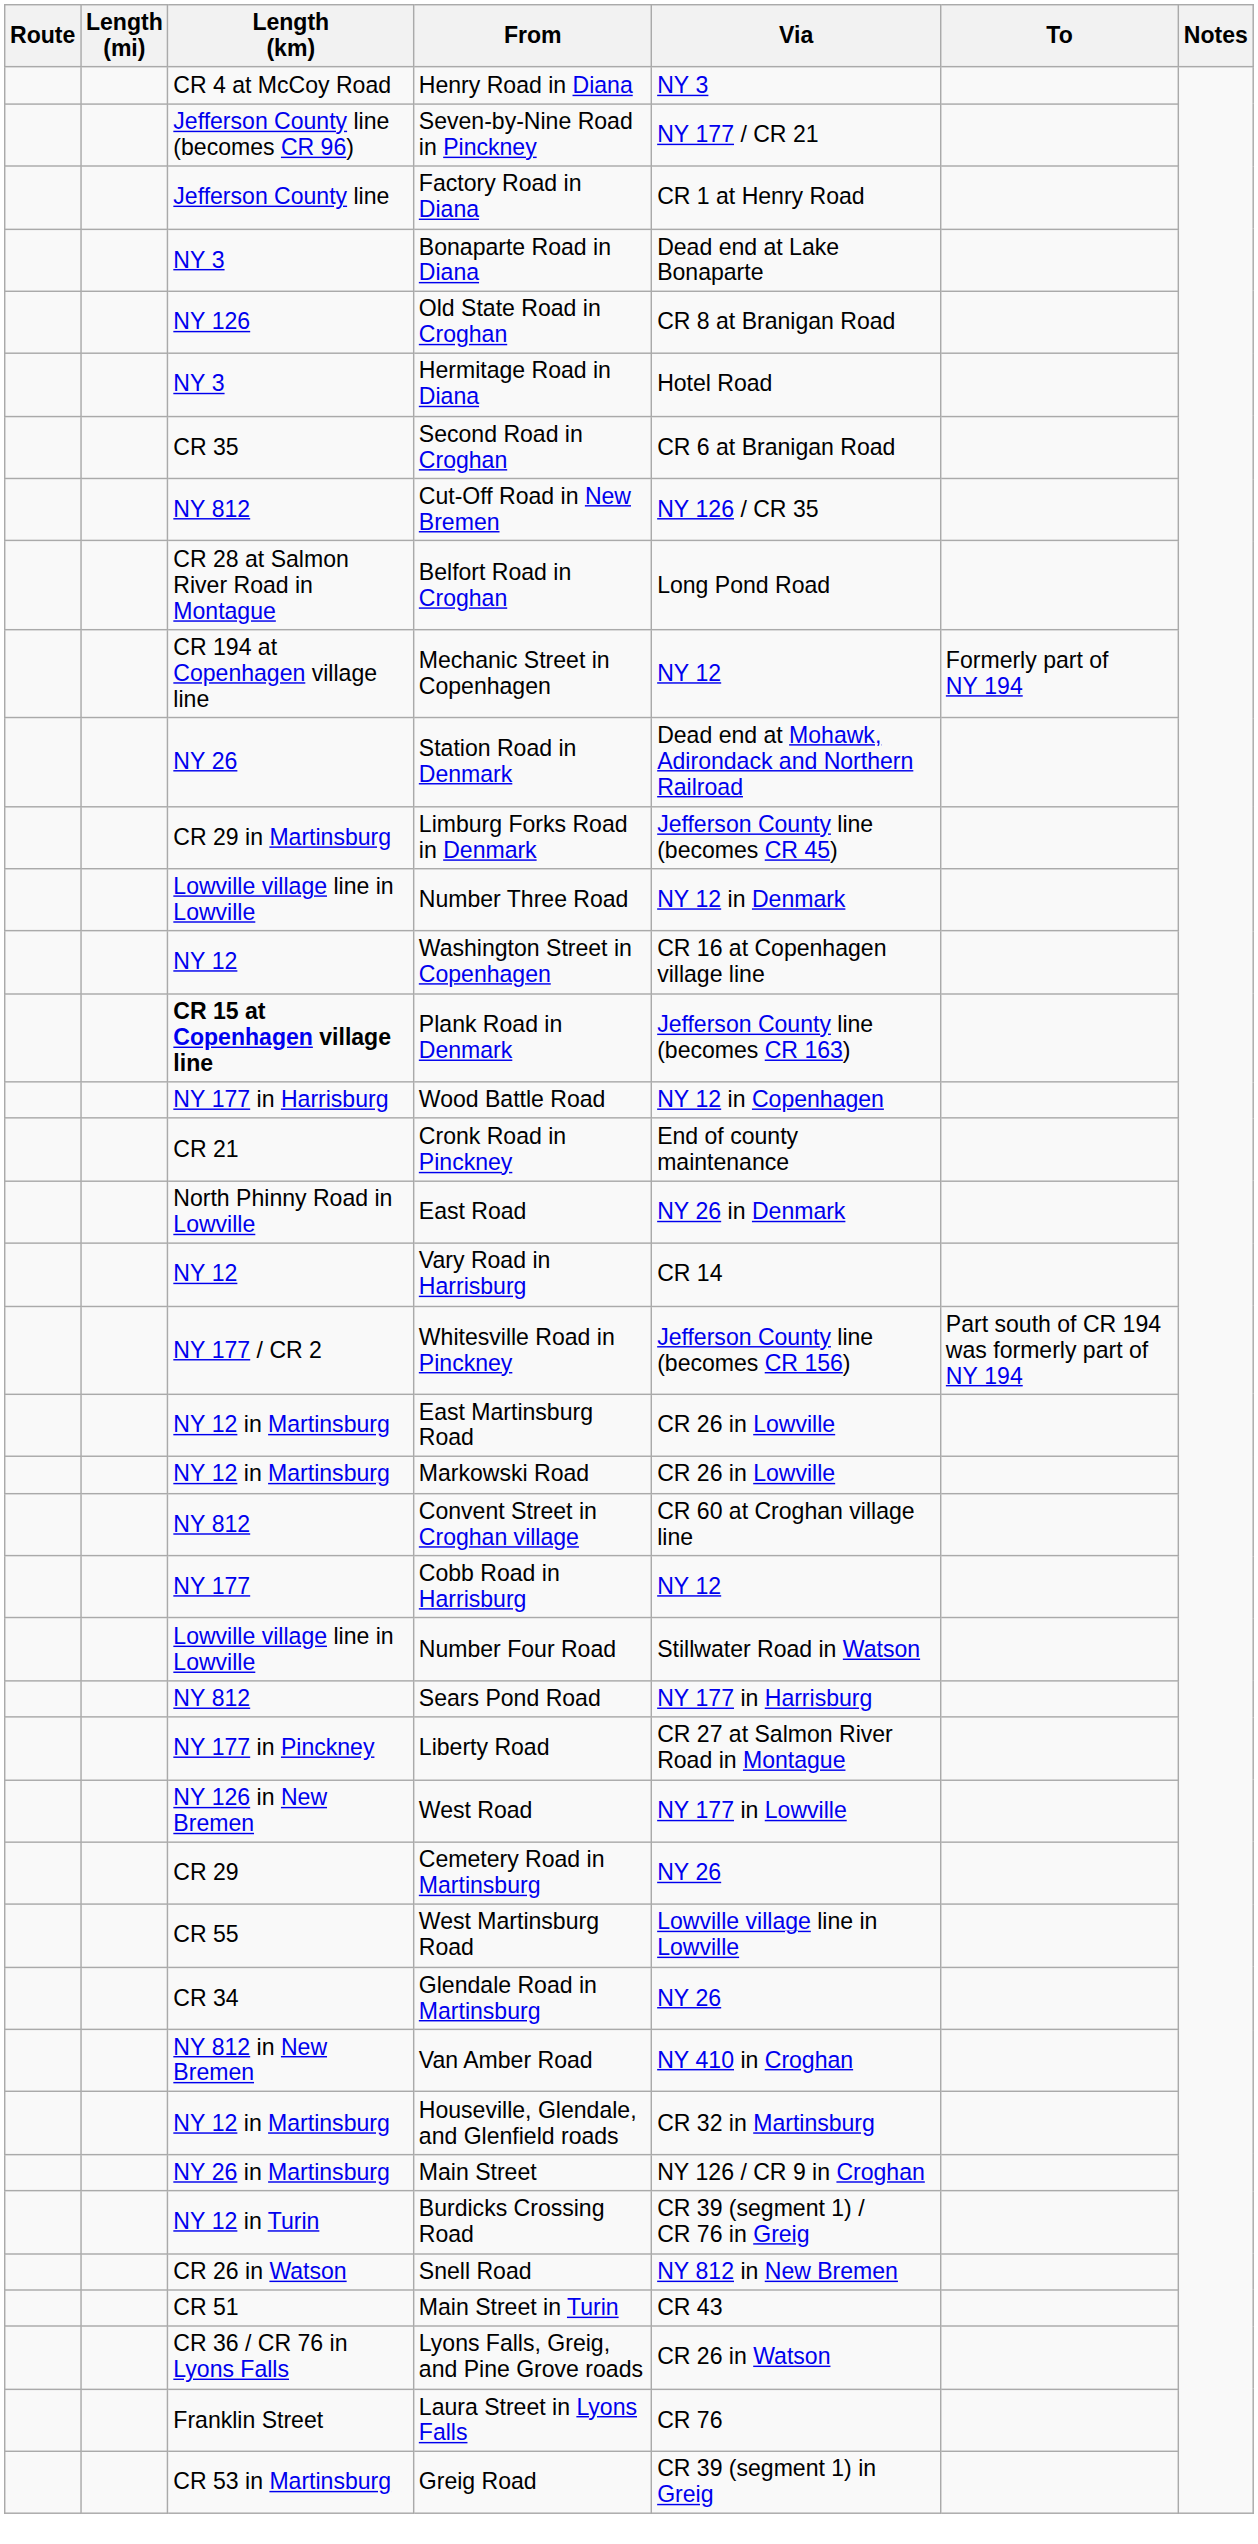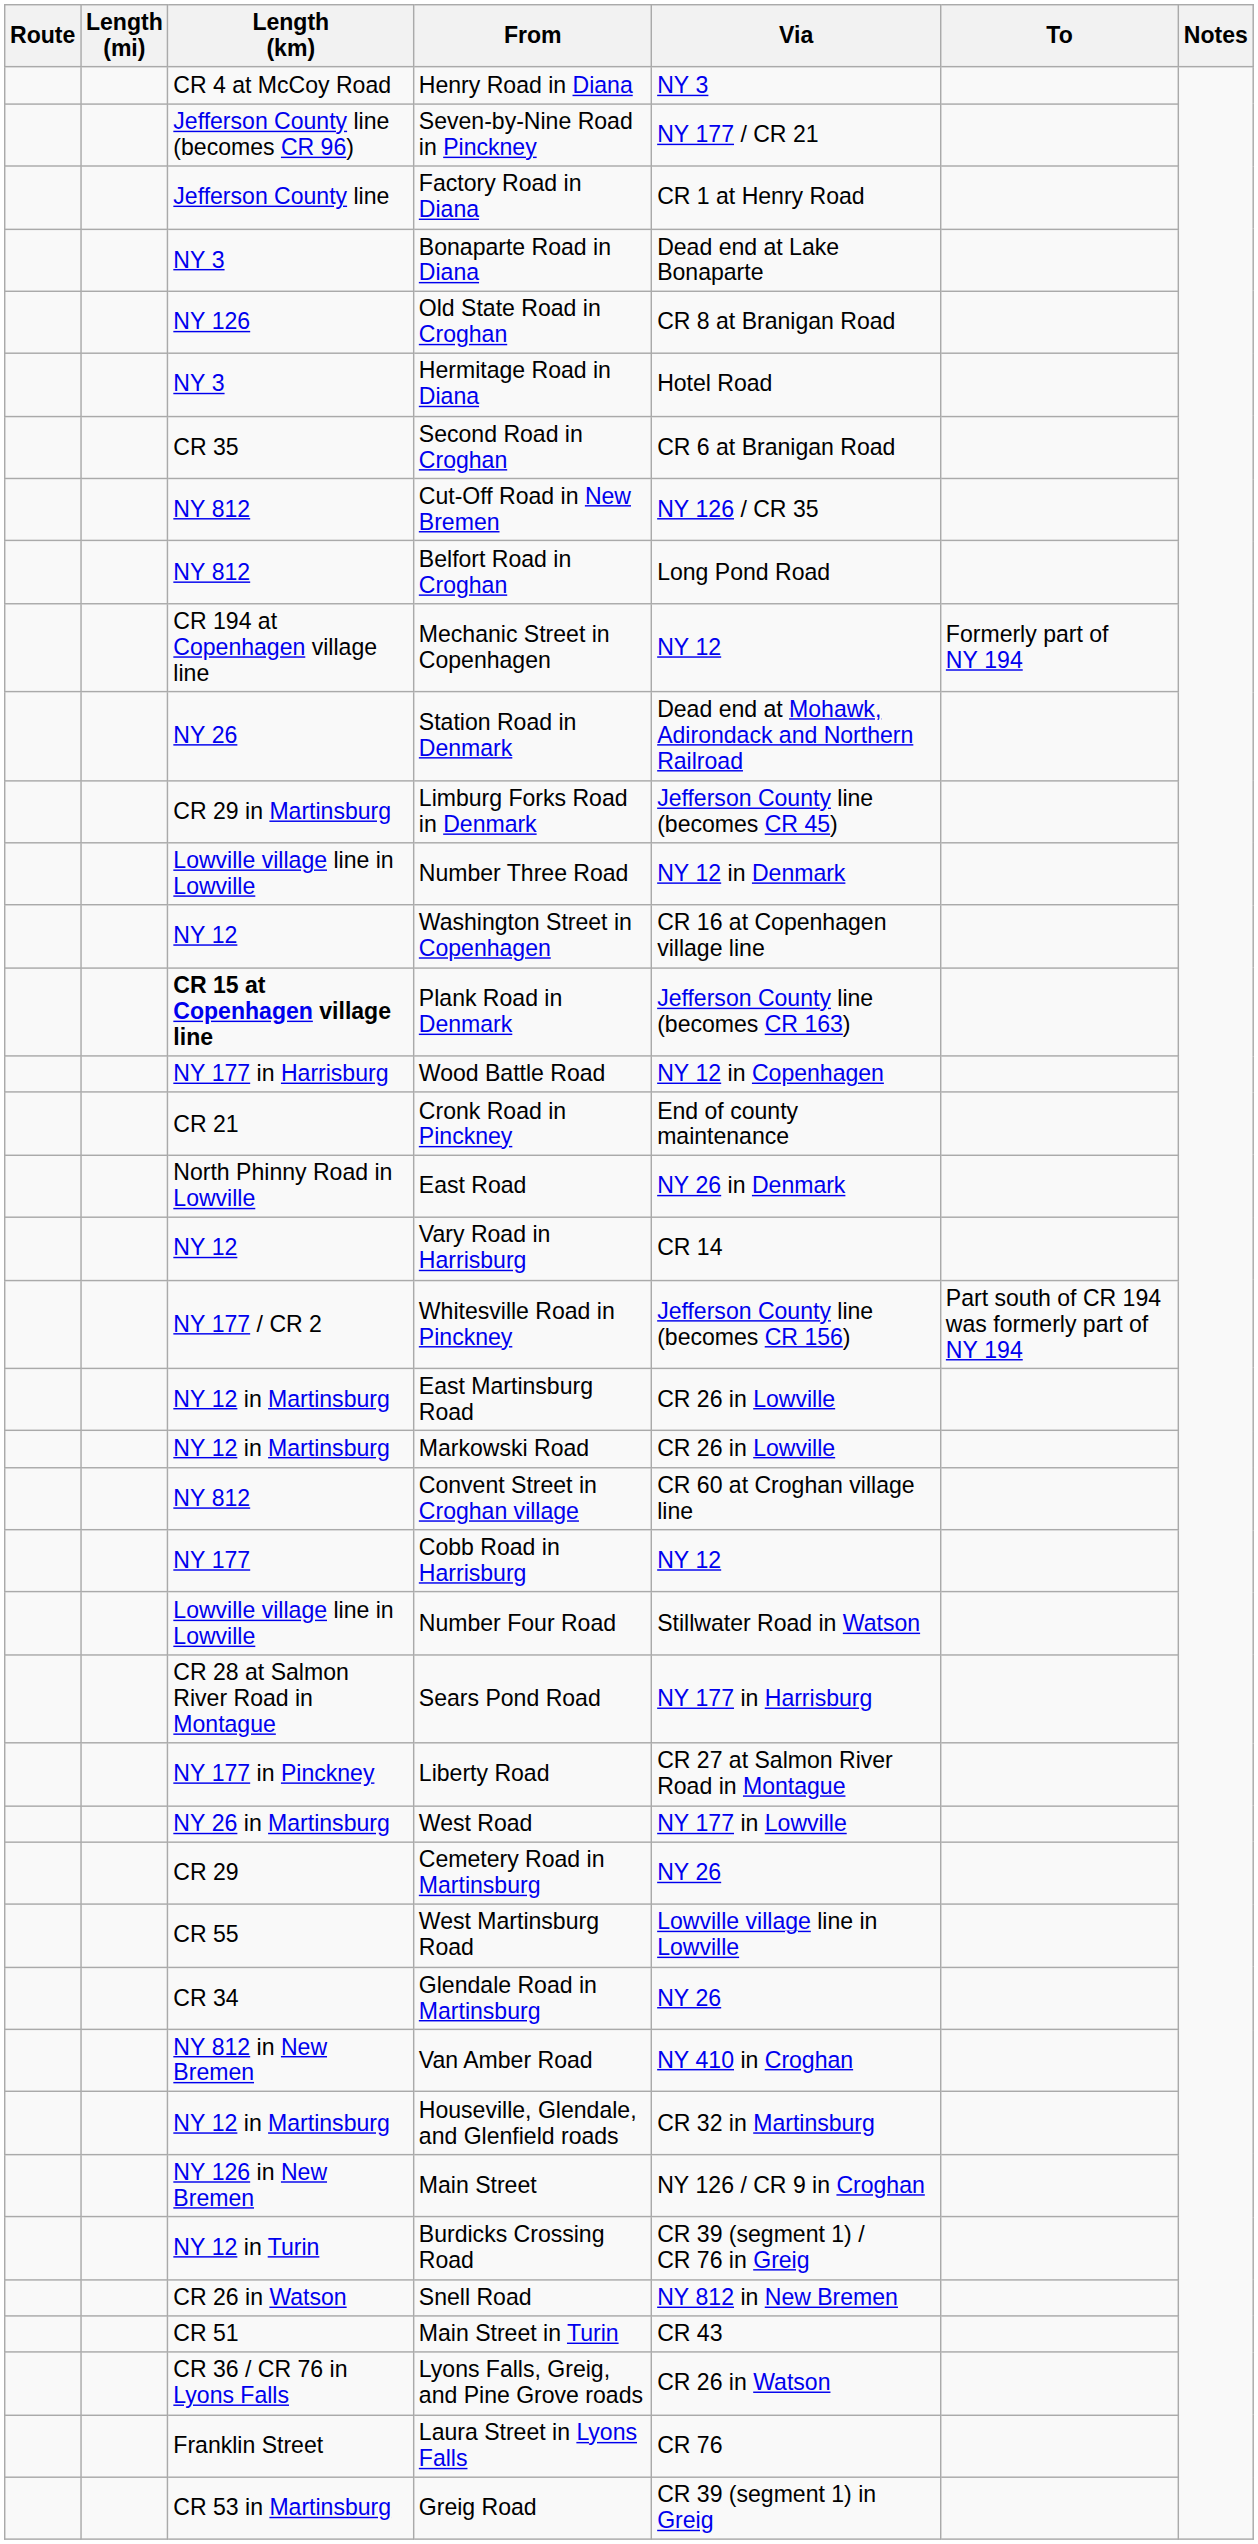(261, 584) CR 28 at Salmon River Road in Montague -> (212, 571) NY 812
(212, 1698) NY 812 -> (261, 1698) CR 28 at Salmon River Road in Montague
(250, 1810) NY 126 in New Bremen -> (282, 1823) NY 26 in Martinsburg
(282, 2172) NY 26 in Martinsburg -> (250, 2185) NY 126 in New Bremen
